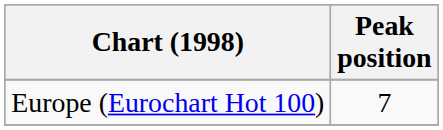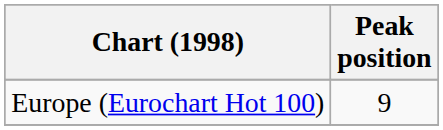(384, 102) 7 -> (384, 102) 9
